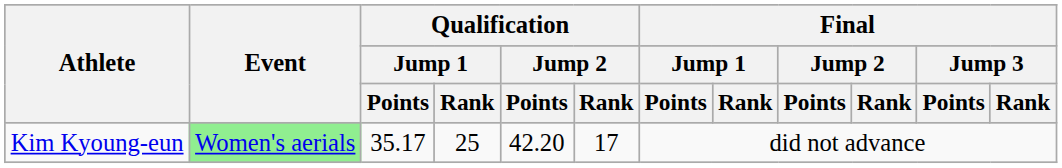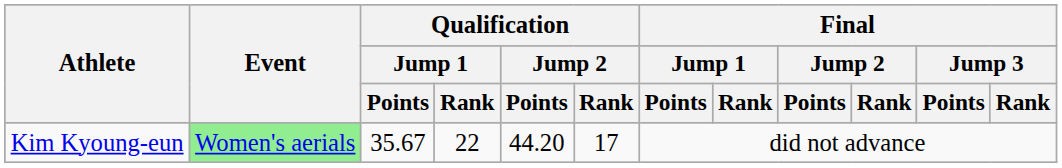(398, 142) 35.17 -> (398, 142) 35.67
(467, 142) 25 -> (467, 142) 22
(537, 142) 42.20 -> (537, 142) 44.20
